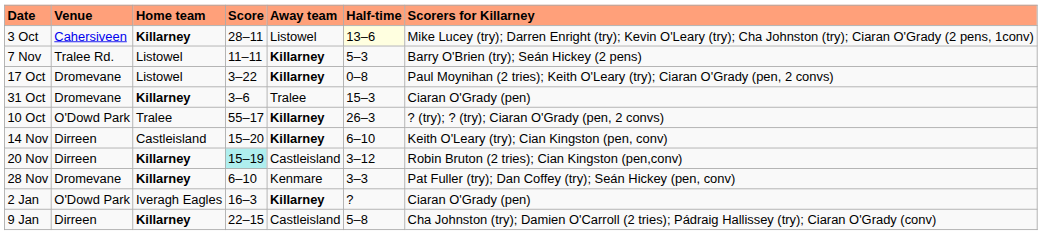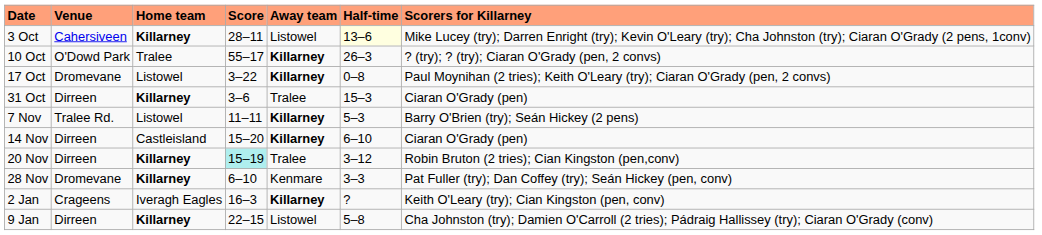rows swapped: (26, 117) <-> (24, 56)
(88, 97) Dromevane -> (76, 97) Dirreen
(538, 138) Keith O'Leary (try); Cian Kingston (pen, conv) -> (466, 138) Ciaran O'Grady (pen)
(305, 158) Castleisland -> (288, 158) Tralee
(92, 199) O'Dowd Park -> (82, 199) Crageens
(469, 199) Ciaran O'Grady (pen) -> (535, 199) Keith O'Leary (try); Cian Kingston (pen, conv)
(305, 220) Castleisland -> (293, 220) Listowel
